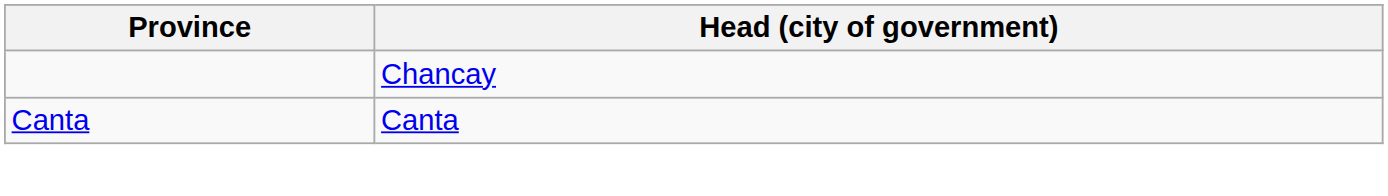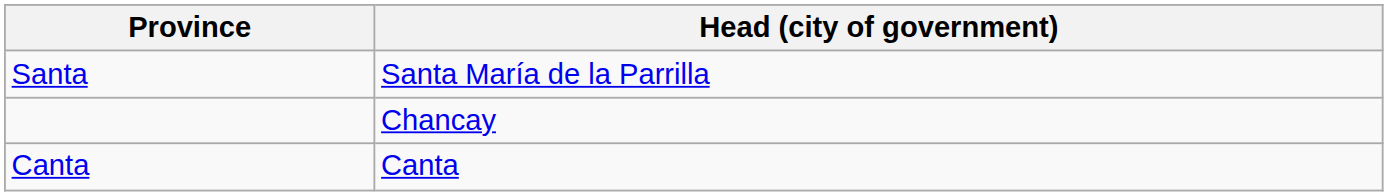+ row: (50, 73)
